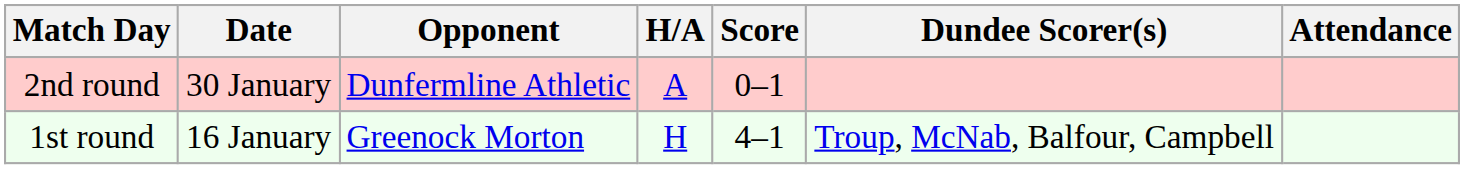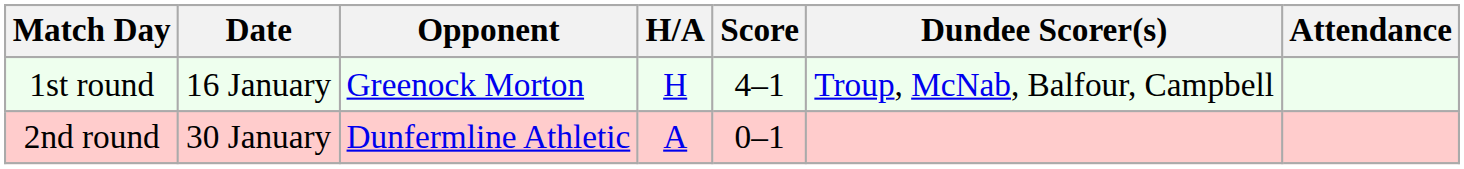rows swapped: (92, 136) <-> (92, 83)
